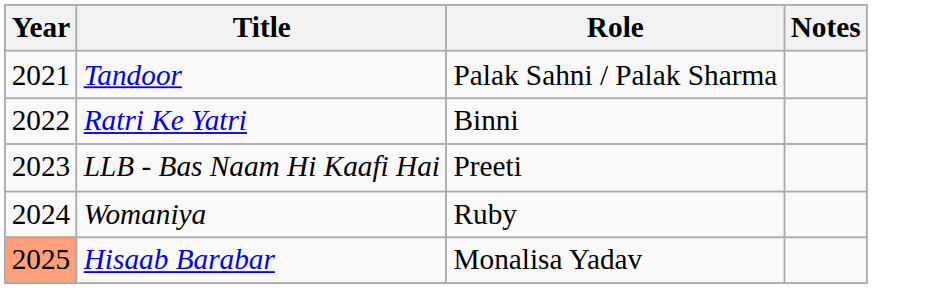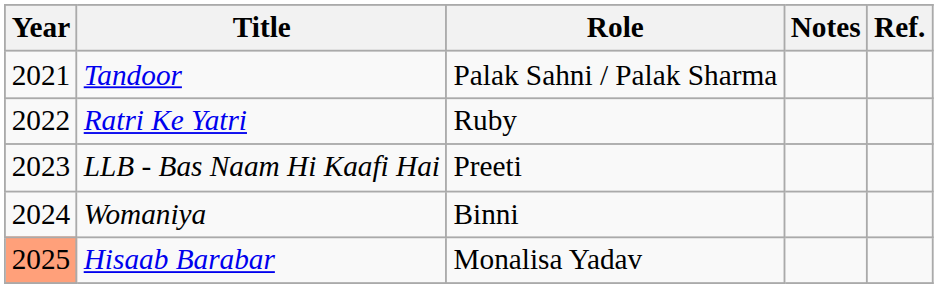+ column: (900, 27)
(486, 120) Binni -> (485, 120) Ruby
(485, 213) Ruby -> (486, 213) Binni
